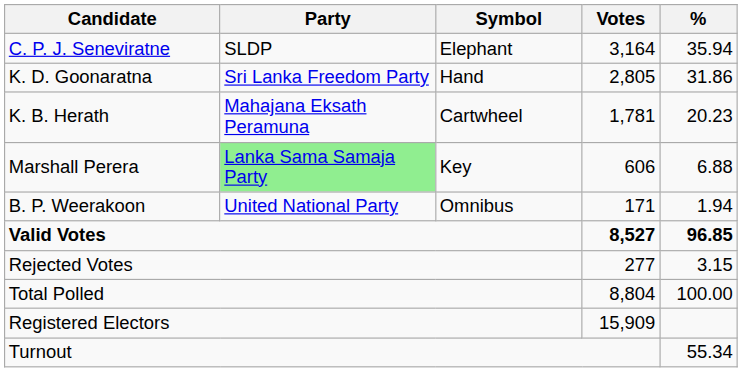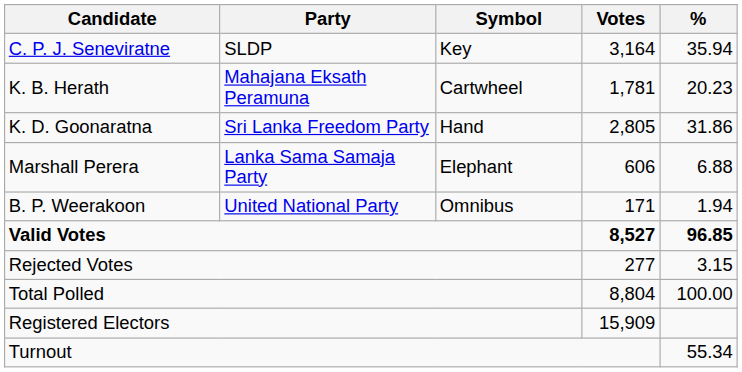(476, 48) Elephant -> (456, 48) Key
rows swapped: (80, 77) <-> (59, 116)
(310, 166) lightgreen background -> (310, 166) no background
(456, 166) Key -> (476, 166) Elephant
